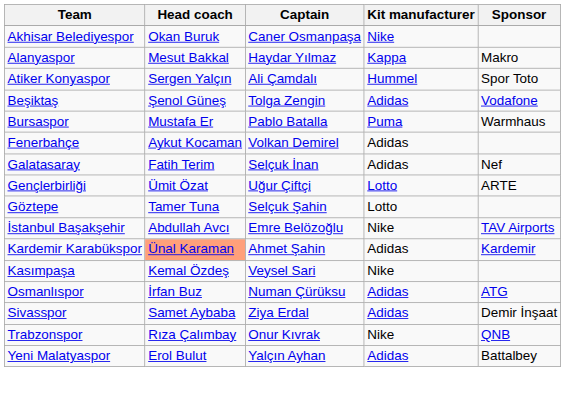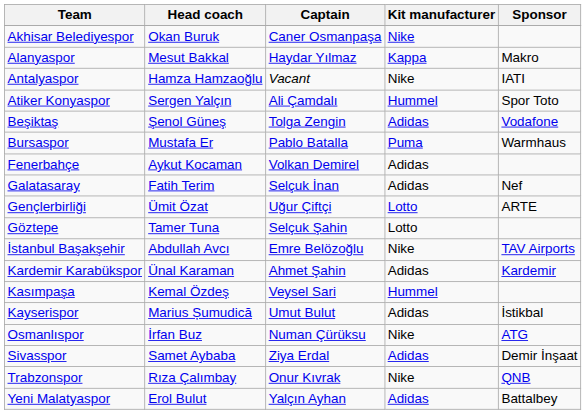+ row: (43, 79)
(191, 249) lightsalmon background -> (191, 270) no background
(381, 270) Nike -> (413, 292) Hummel
+ row: (43, 313)
(388, 292) Adidas -> (401, 334) Nike
